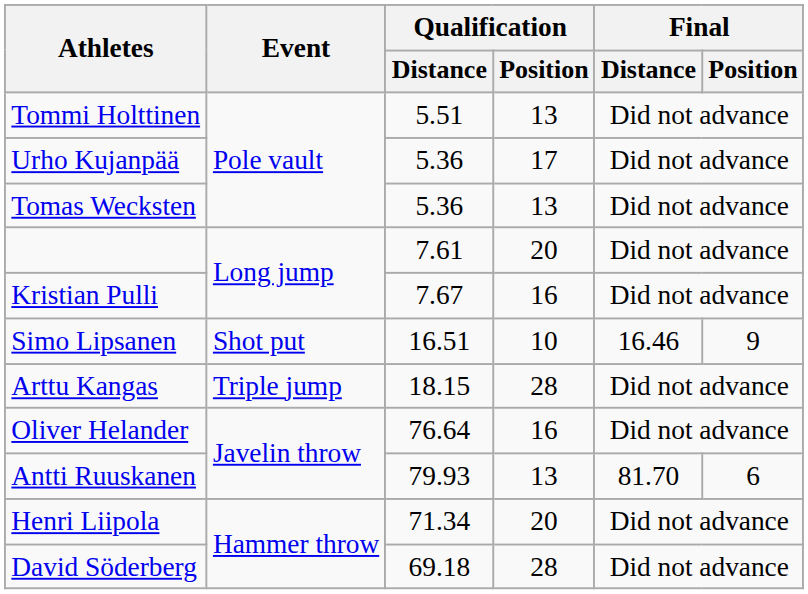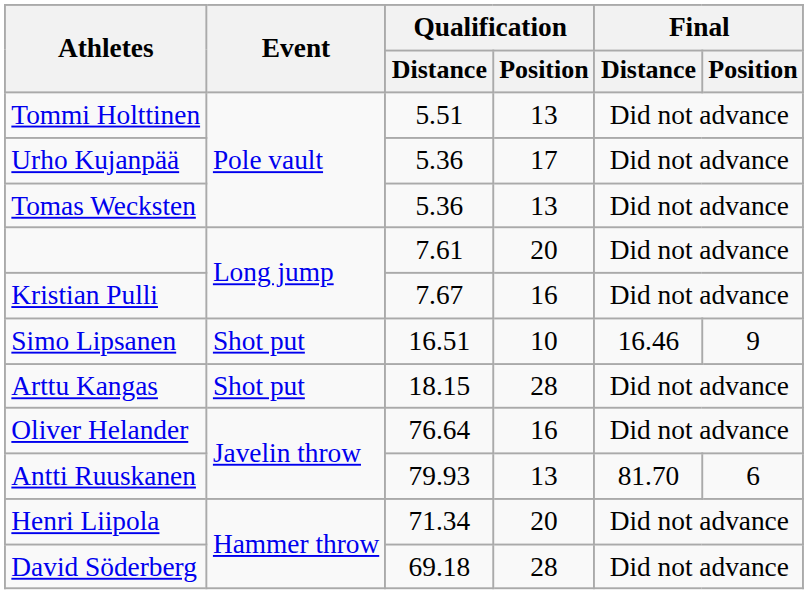(277, 386) Triple jump -> (259, 386) Shot put
